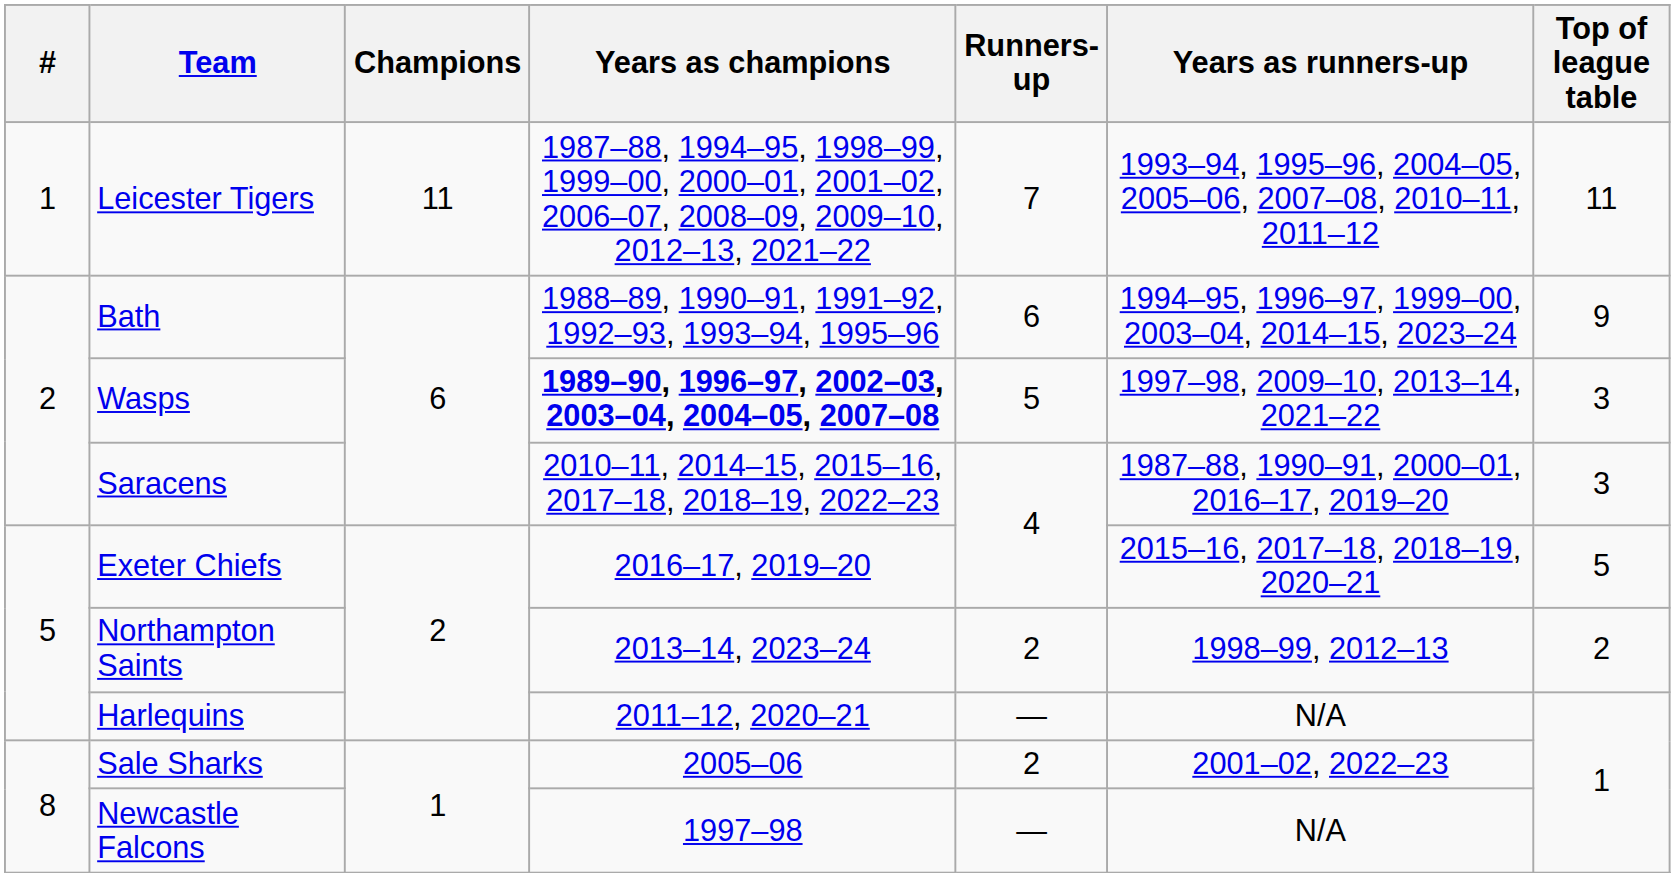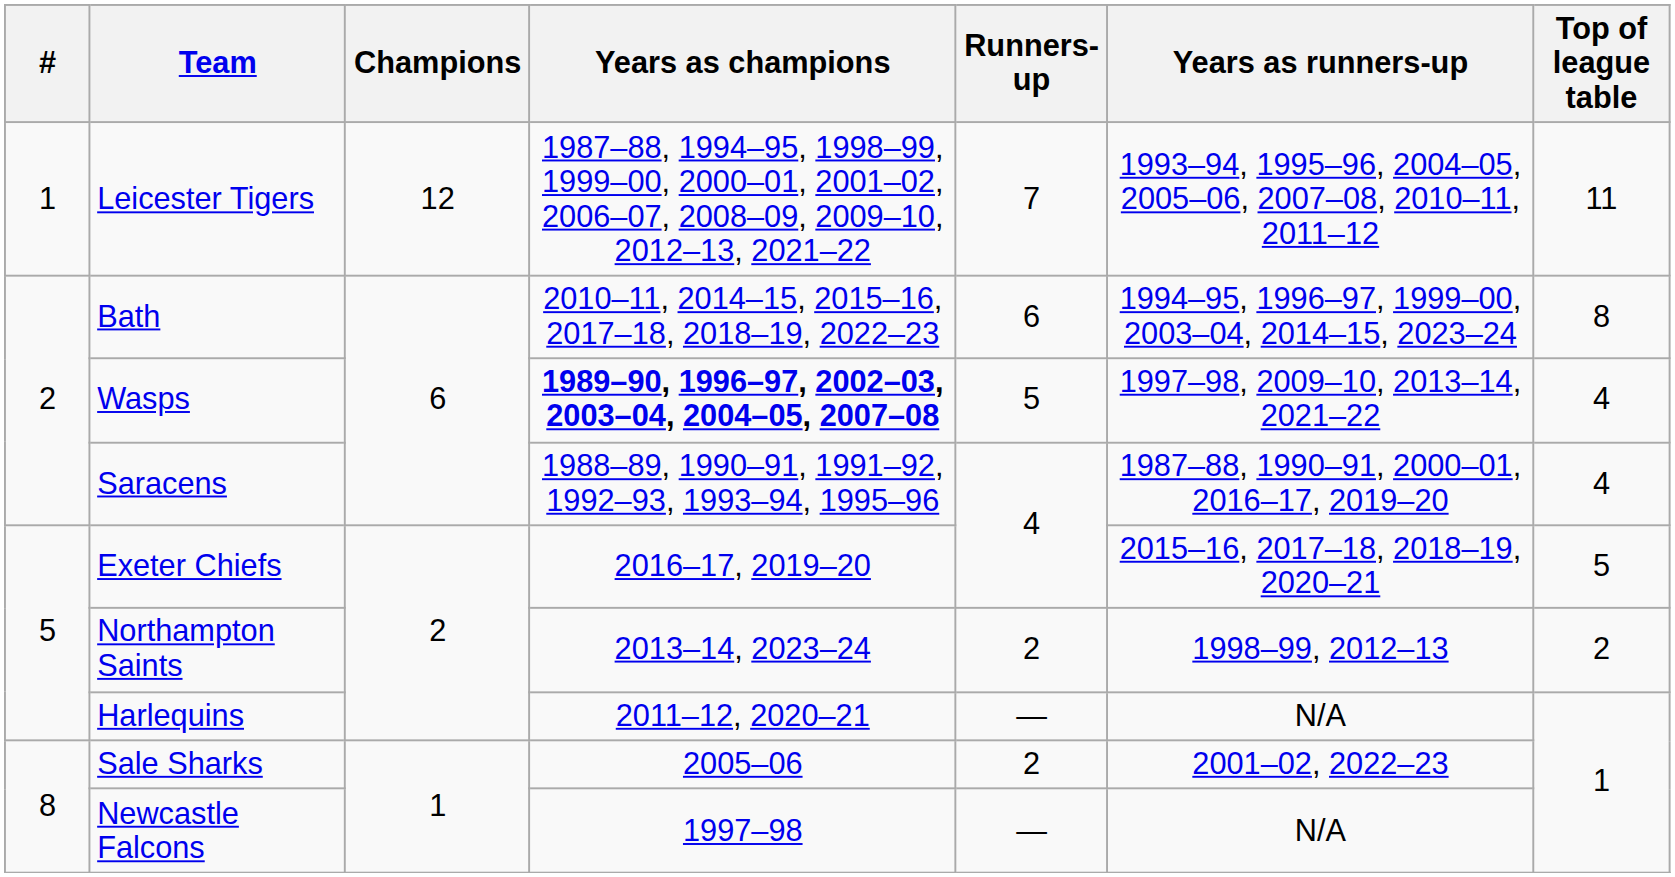(438, 198) 11 -> (438, 198) 12
(743, 316) 1988–89, 1990–91, 1991–92, 1992–93, 1993–94, 1995–96 -> (743, 316) 2010–11, 2014–15, 2015–16, 2017–18, 2018–19, 2022–23
(1601, 316) 9 -> (1601, 316) 8
(1601, 399) 3 -> (1601, 399) 4
(743, 482) 2010–11, 2014–15, 2015–16, 2017–18, 2018–19, 2022–23 -> (743, 482) 1988–89, 1990–91, 1991–92, 1992–93, 1993–94, 1995–96
(1601, 482) 3 -> (1601, 482) 4
